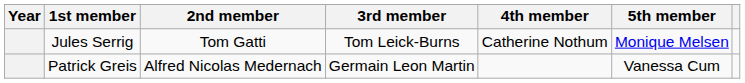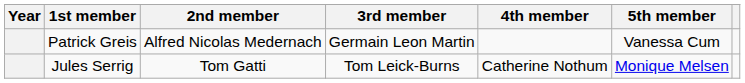rows swapped: (92, 66) <-> (92, 41)
